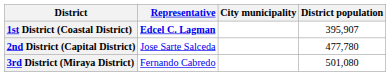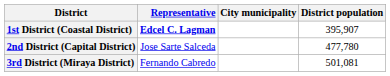(342, 63) 501,080 -> (342, 63) 501,081
